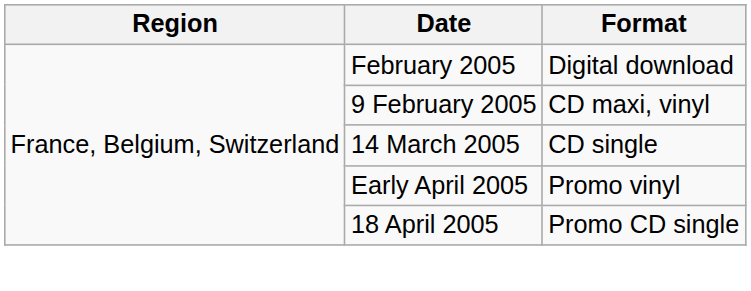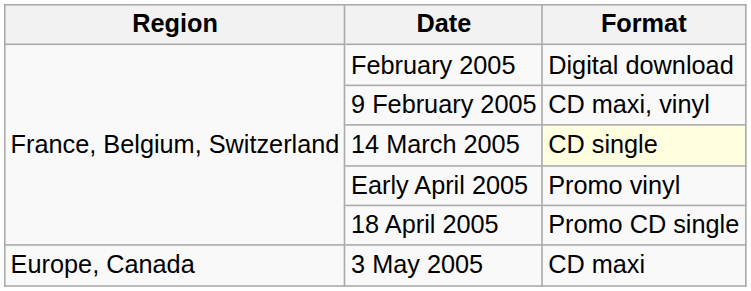(603, 144) no background -> (603, 144) lightyellow background
+ row: (417, 265)
